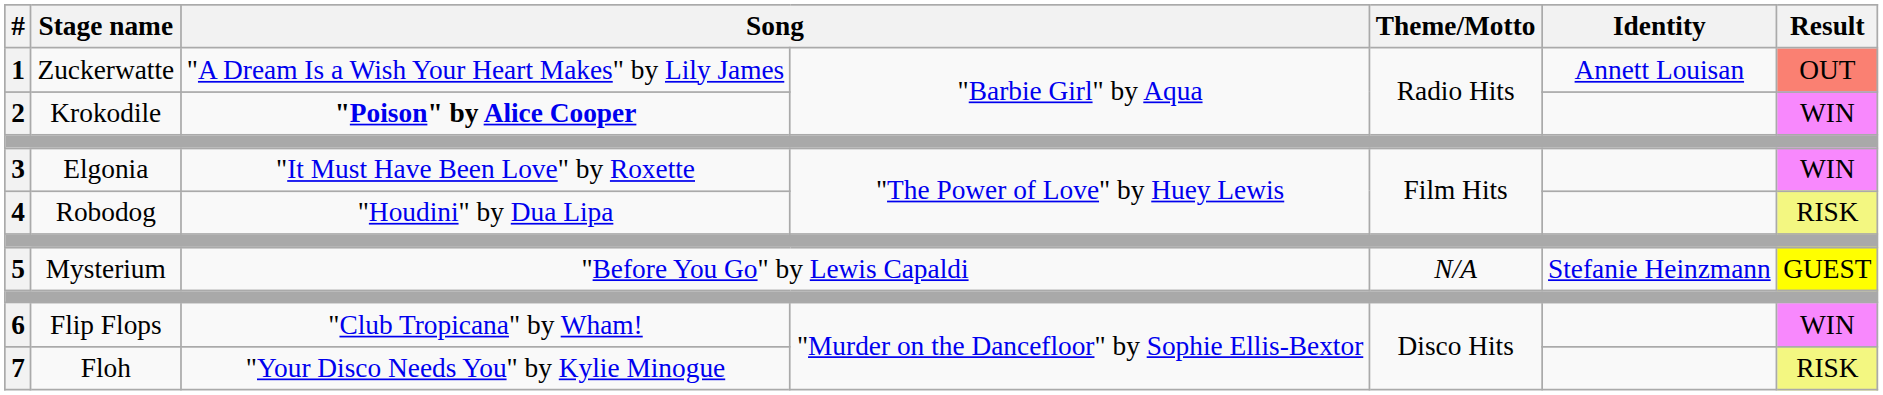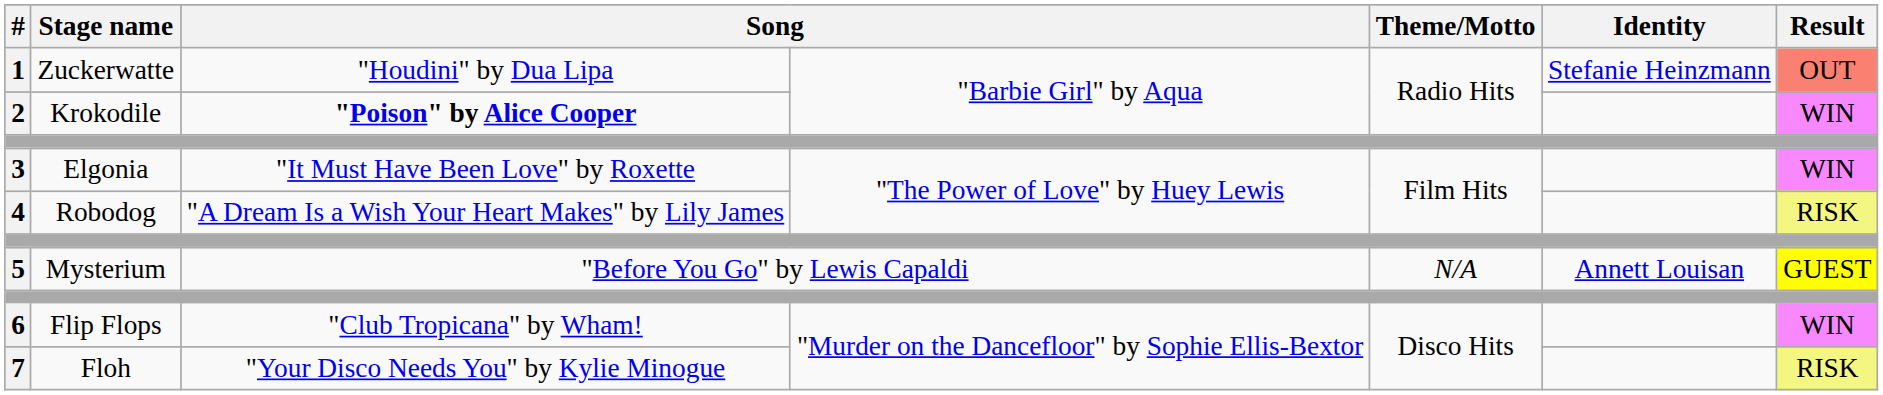(486, 69) "A Dream Is a Wish Your Heart Makes" by Lily James -> (486, 69) "Houdini" by Dua Lipa
(1659, 69) Annett Louisan -> (1659, 69) Stefanie Heinzmann
(486, 212) "Houdini" by Dua Lipa -> (486, 212) "A Dream Is a Wish Your Heart Makes" by Lily James
(1659, 268) Stefanie Heinzmann -> (1659, 268) Annett Louisan
